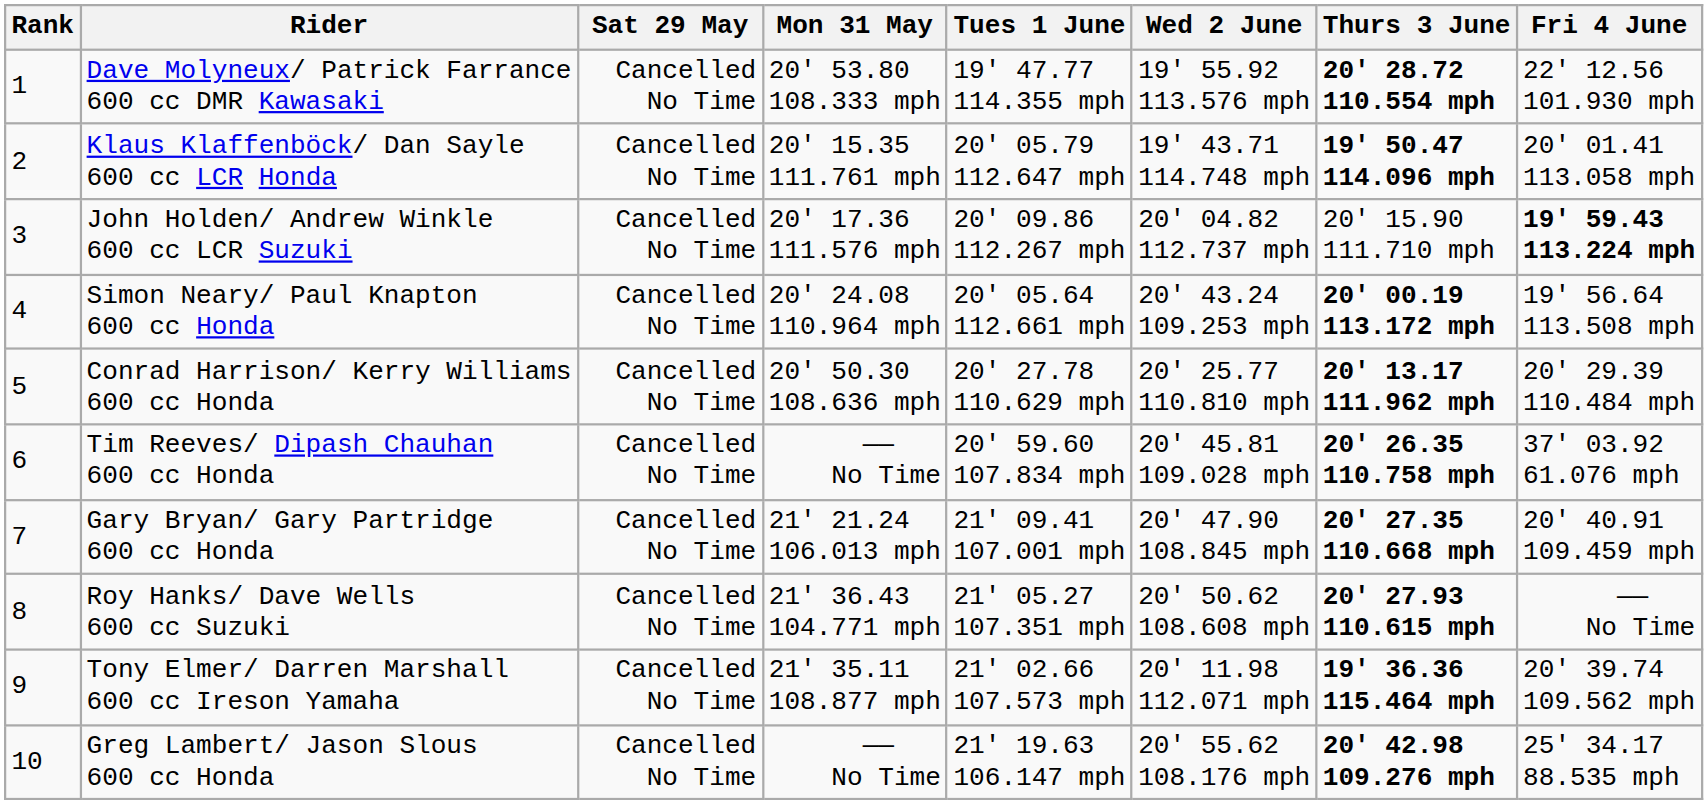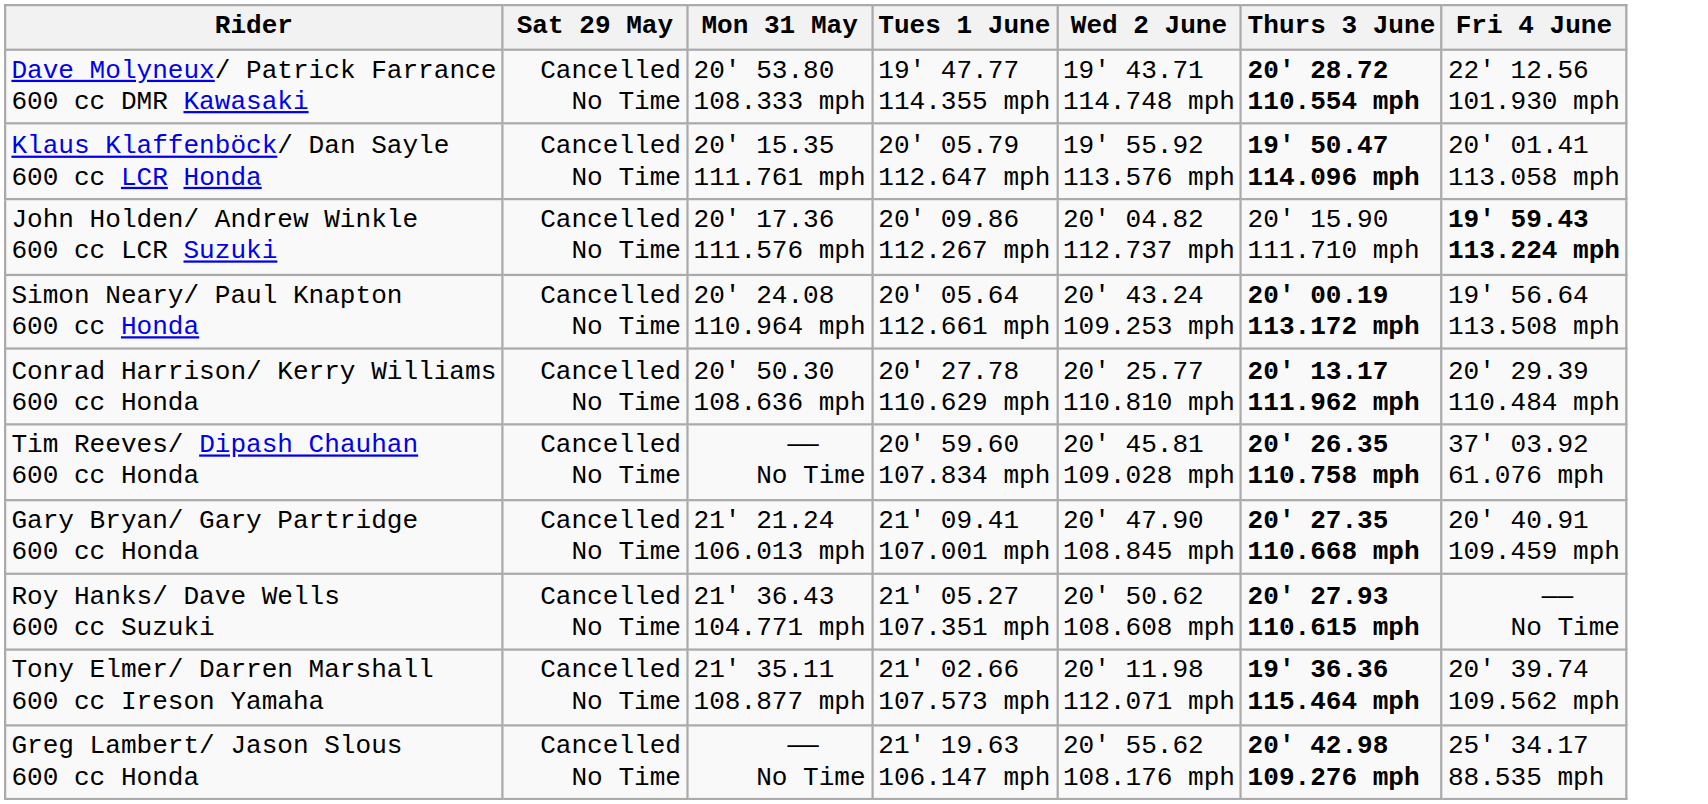- column: (43, 27)
(1224, 86) 19' 55.92 113.576 mph -> (1149, 86) 19' 43.71 114.748 mph
(1224, 161) 19' 43.71 114.748 mph -> (1149, 161) 19' 55.92 113.576 mph
